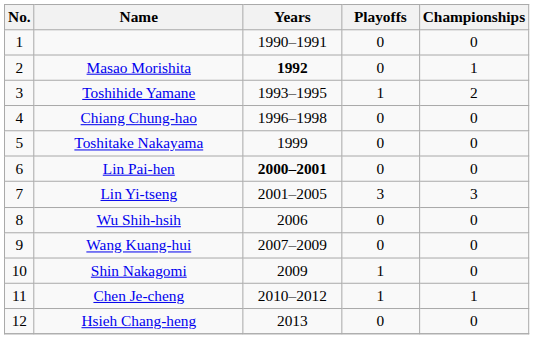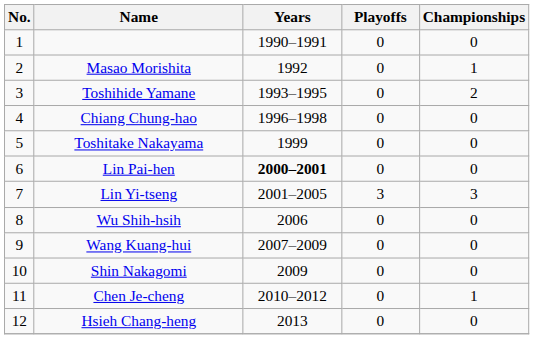(292, 67) bold -> (292, 67) normal
(380, 93) 1 -> (380, 93) 0
(380, 270) 1 -> (380, 270) 0
(380, 295) 1 -> (380, 295) 0
